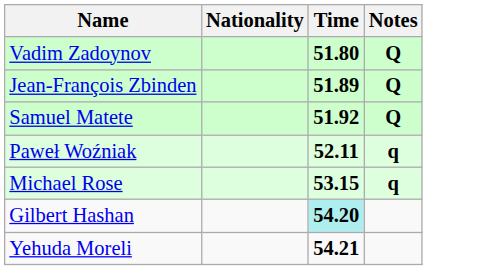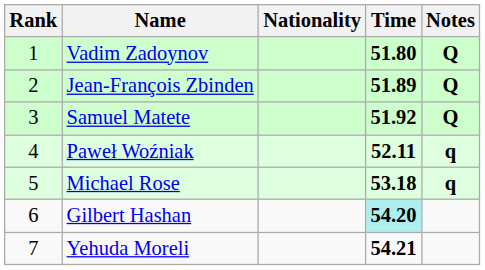+ column: (33, 20)
(336, 183) 53.15 -> (394, 183) 53.18
